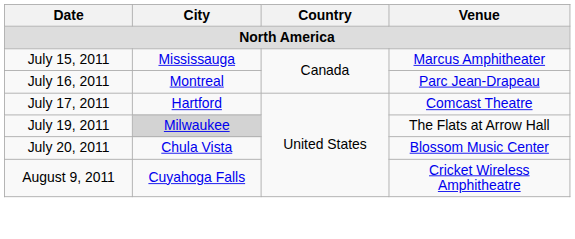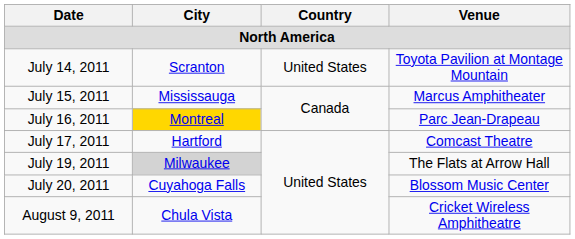+ row: (69, 67)
(197, 81) no background -> (197, 119) gold background
(197, 147) Chula Vista -> (197, 185) Cuyahoga Falls
(197, 177) Cuyahoga Falls -> (197, 215) Chula Vista
